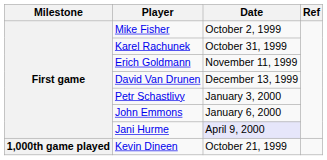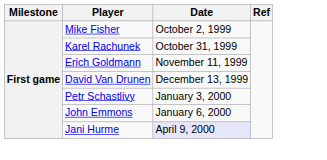- row: (146, 146)
